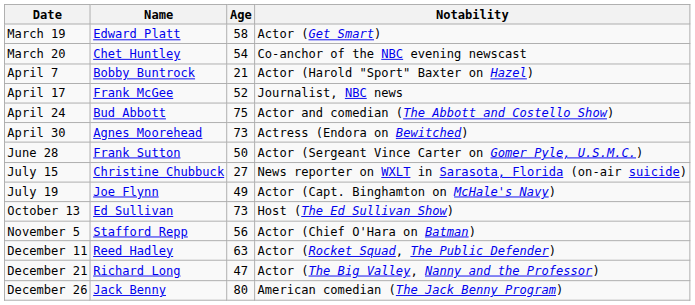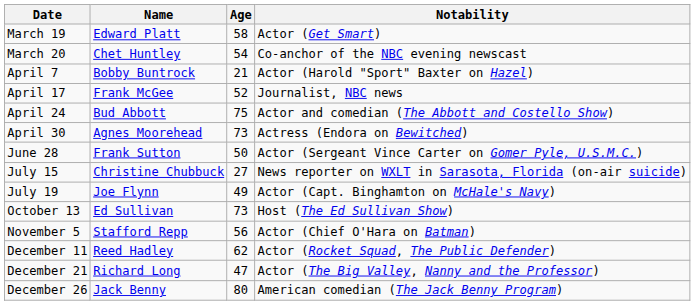(241, 251) 63 -> (241, 251) 62
